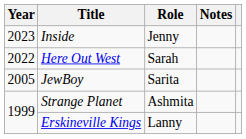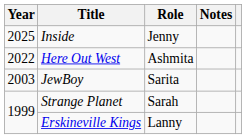(21, 36) 2023 -> (21, 36) 2025
(163, 58) Sarah -> (170, 58) Ashmita
(21, 79) 2005 -> (21, 79) 2003
(170, 101) Ashmita -> (163, 101) Sarah
